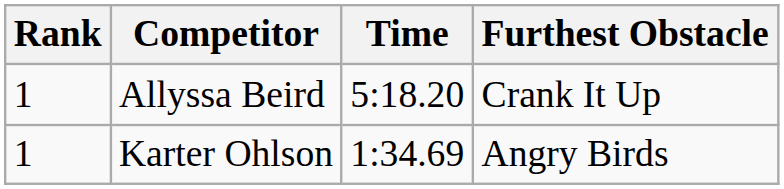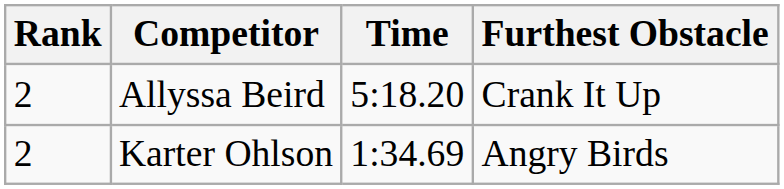(23, 93) 1 -> (23, 93) 2
(23, 153) 1 -> (23, 153) 2
